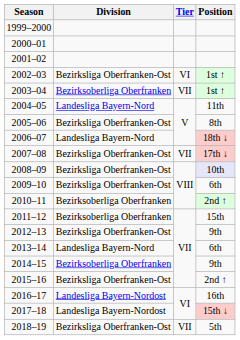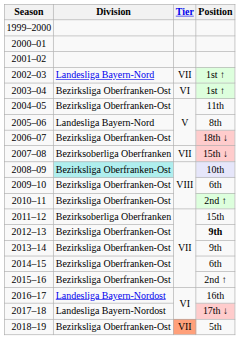(113, 75) Bezirksliga Oberfranken-Ost -> (105, 75) Landesliga Bayern-Nord
(185, 75) VI -> (185, 75) VII
(114, 91) Bezirksoberliga Oberfranken -> (113, 91) Bezirksliga Oberfranken-Ost
(185, 91) VII -> (185, 91) VI
(105, 106) Landesliga Bayern-Nord -> (113, 106) Bezirksliga Oberfranken-Ost
(113, 122) Bezirksliga Oberfranken-Ost -> (105, 122) Landesliga Bayern-Nord
(105, 138) Landesliga Bayern-Nord -> (113, 138) Bezirksliga Oberfranken-Ost
(113, 153) Bezirksliga Oberfranken-Ost -> (114, 153) Bezirksoberliga Oberfranken
(215, 153) 17th ↓ -> (215, 153) 15th ↓
(113, 169) no background -> (113, 169) paleturquoise background
(114, 201) Bezirksoberliga Oberfranken -> (113, 201) Bezirksliga Oberfranken-Ost
(215, 232) normal -> (215, 232) bold
(105, 248) Landesliga Bayern-Nord -> (113, 248) Bezirksliga Oberfranken-Ost
(215, 248) 6th -> (215, 248) 9th
(114, 264) Bezirksoberliga Oberfranken -> (113, 264) Bezirksliga Oberfranken-Ost
(215, 264) 9th -> (215, 264) 6th
(215, 311) 15th ↓ -> (215, 311) 17th ↓
(185, 327) no background -> (185, 327) lightsalmon background
